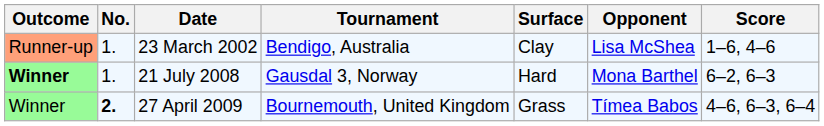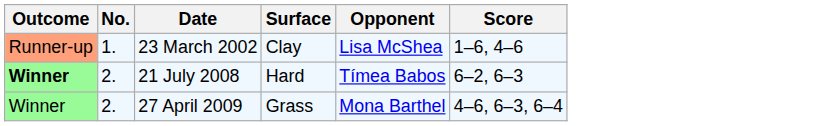- column: (388, 18)
(109, 76) 1. -> (109, 76) 2.
(645, 76) Mona Barthel -> (392, 76) Tímea Babos
(109, 105) bold -> (109, 105) normal
(645, 105) Tímea Babos -> (392, 105) Mona Barthel
